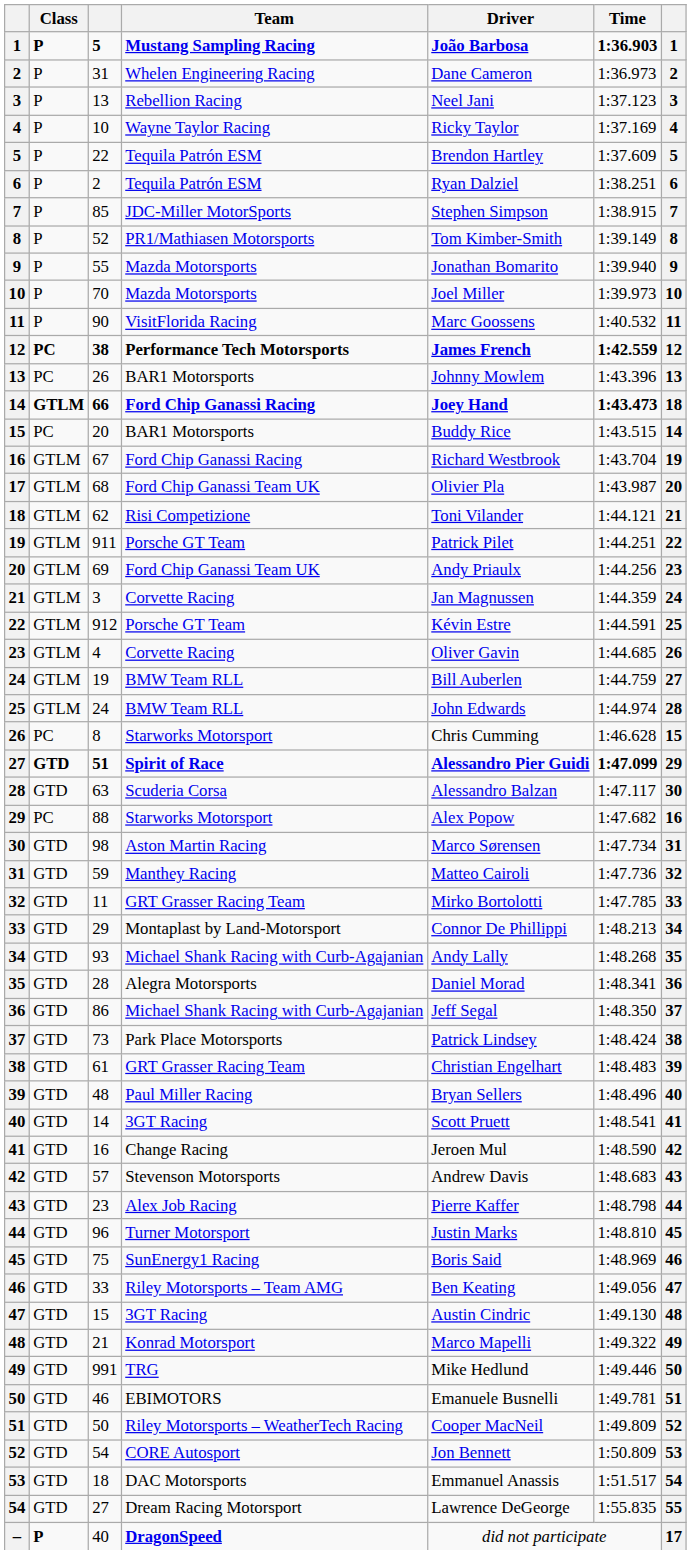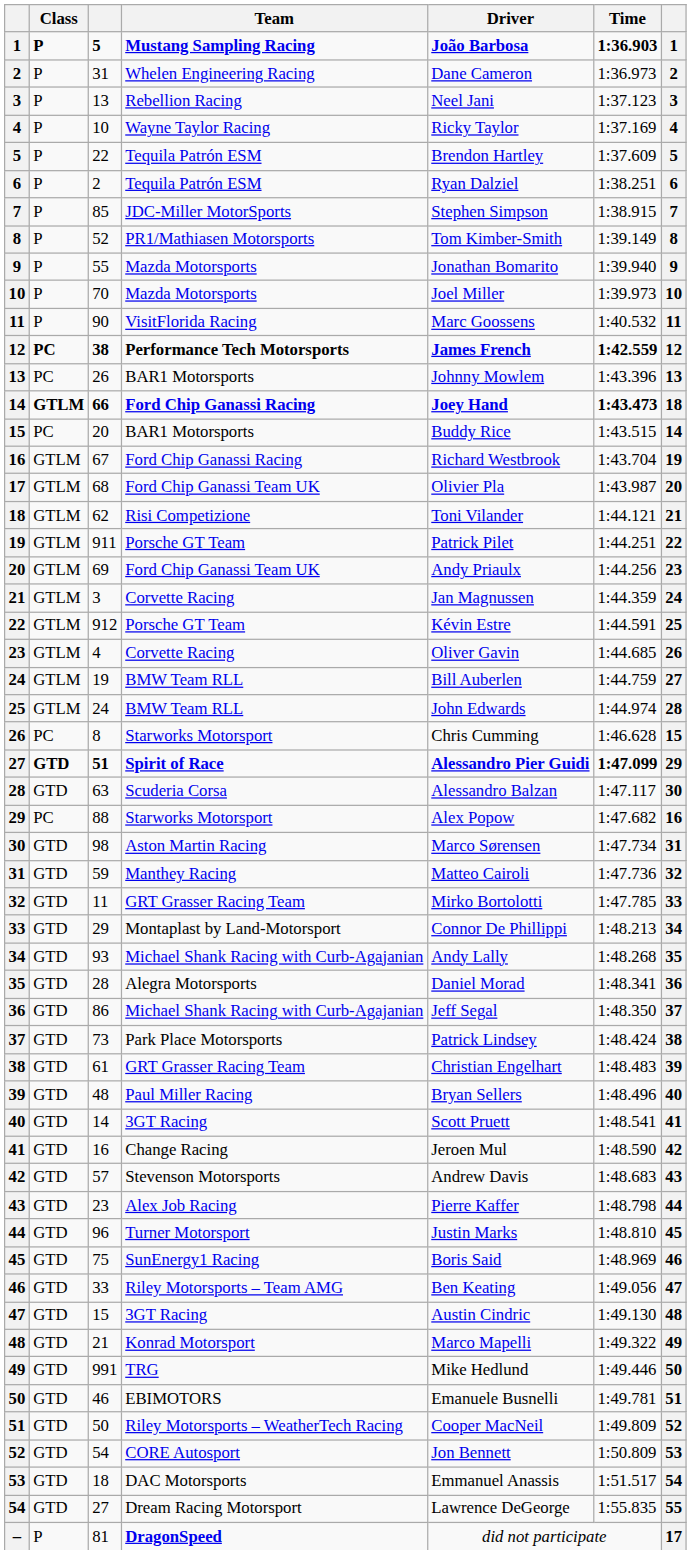(38, 1535) bold -> (38, 1535) normal
(101, 1535) 40 -> (101, 1535) 81
